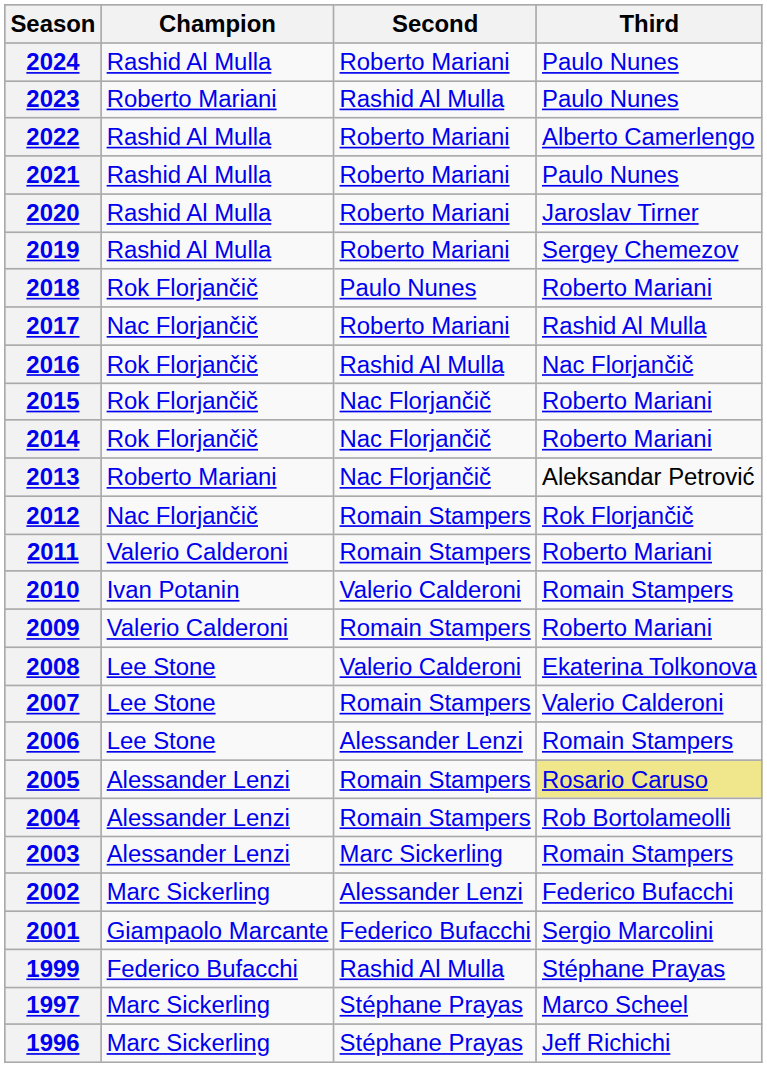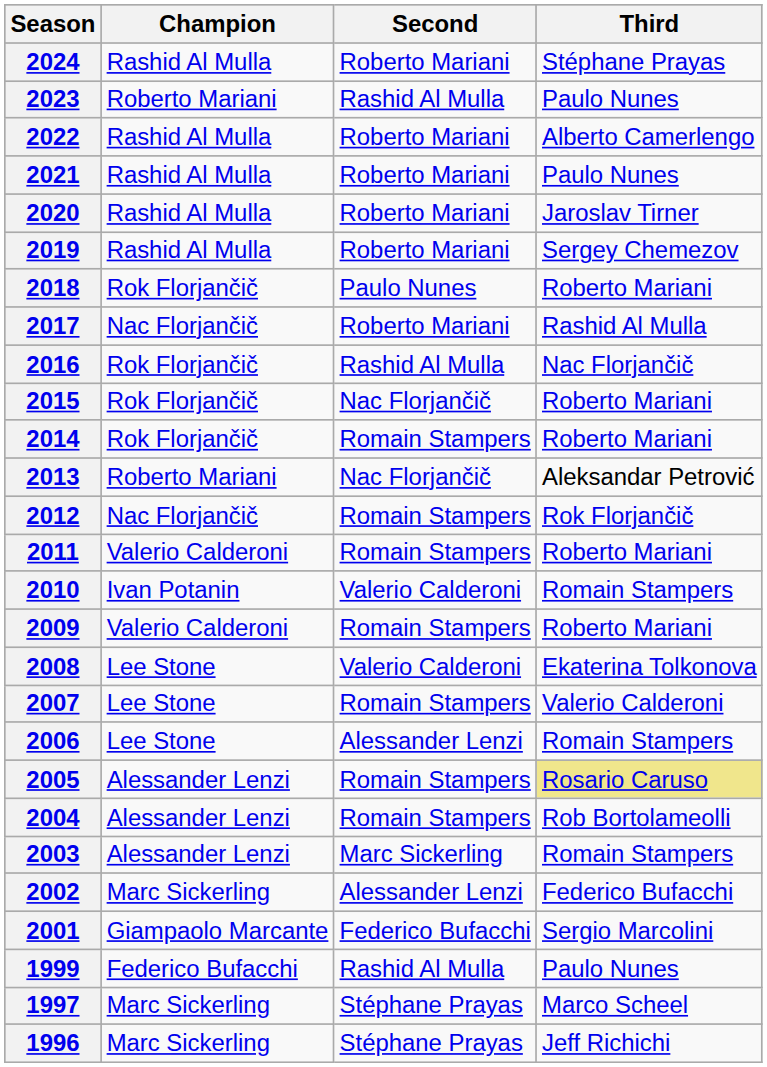(610, 62) Paulo Nunes -> (634, 62) Stéphane Prayas
(415, 440) Nac Florjančič -> (435, 440) Romain Stampers
(634, 968) Stéphane Prayas -> (610, 968) Paulo Nunes
